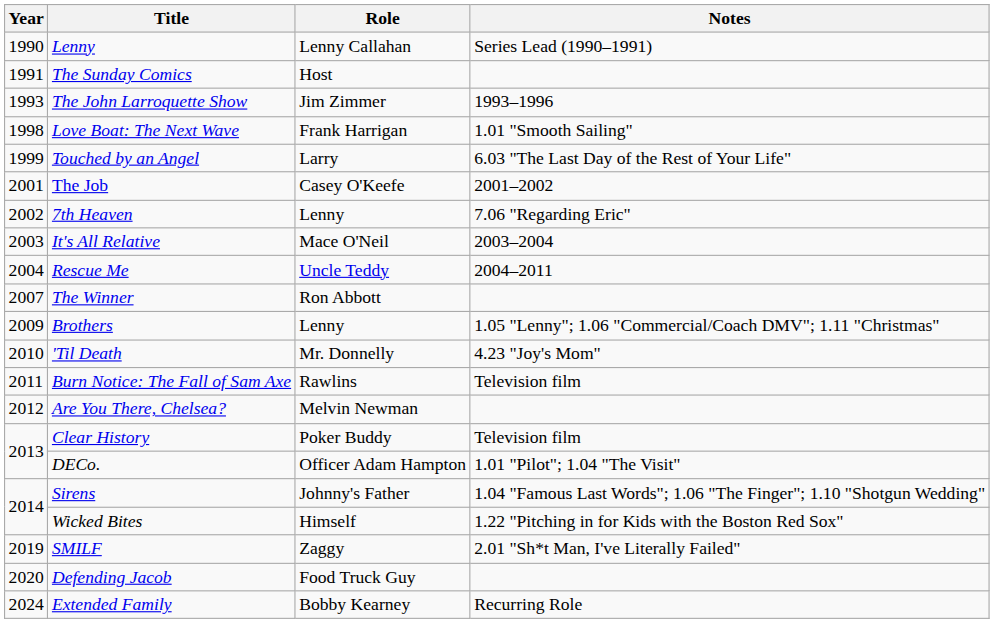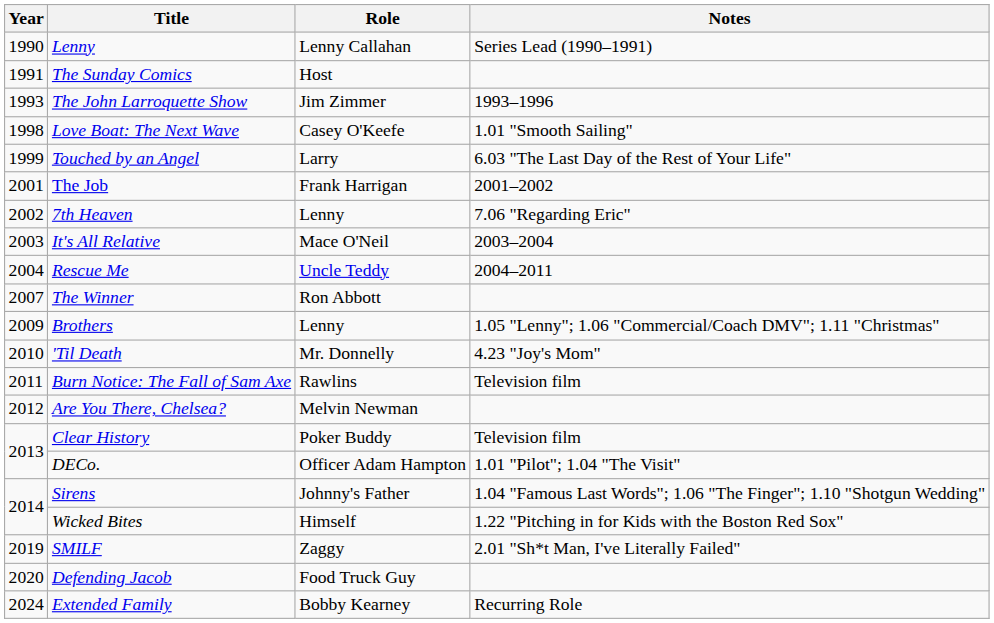(353, 130) Frank Harrigan -> (352, 130) Casey O'Keefe
(352, 185) Casey O'Keefe -> (353, 185) Frank Harrigan
